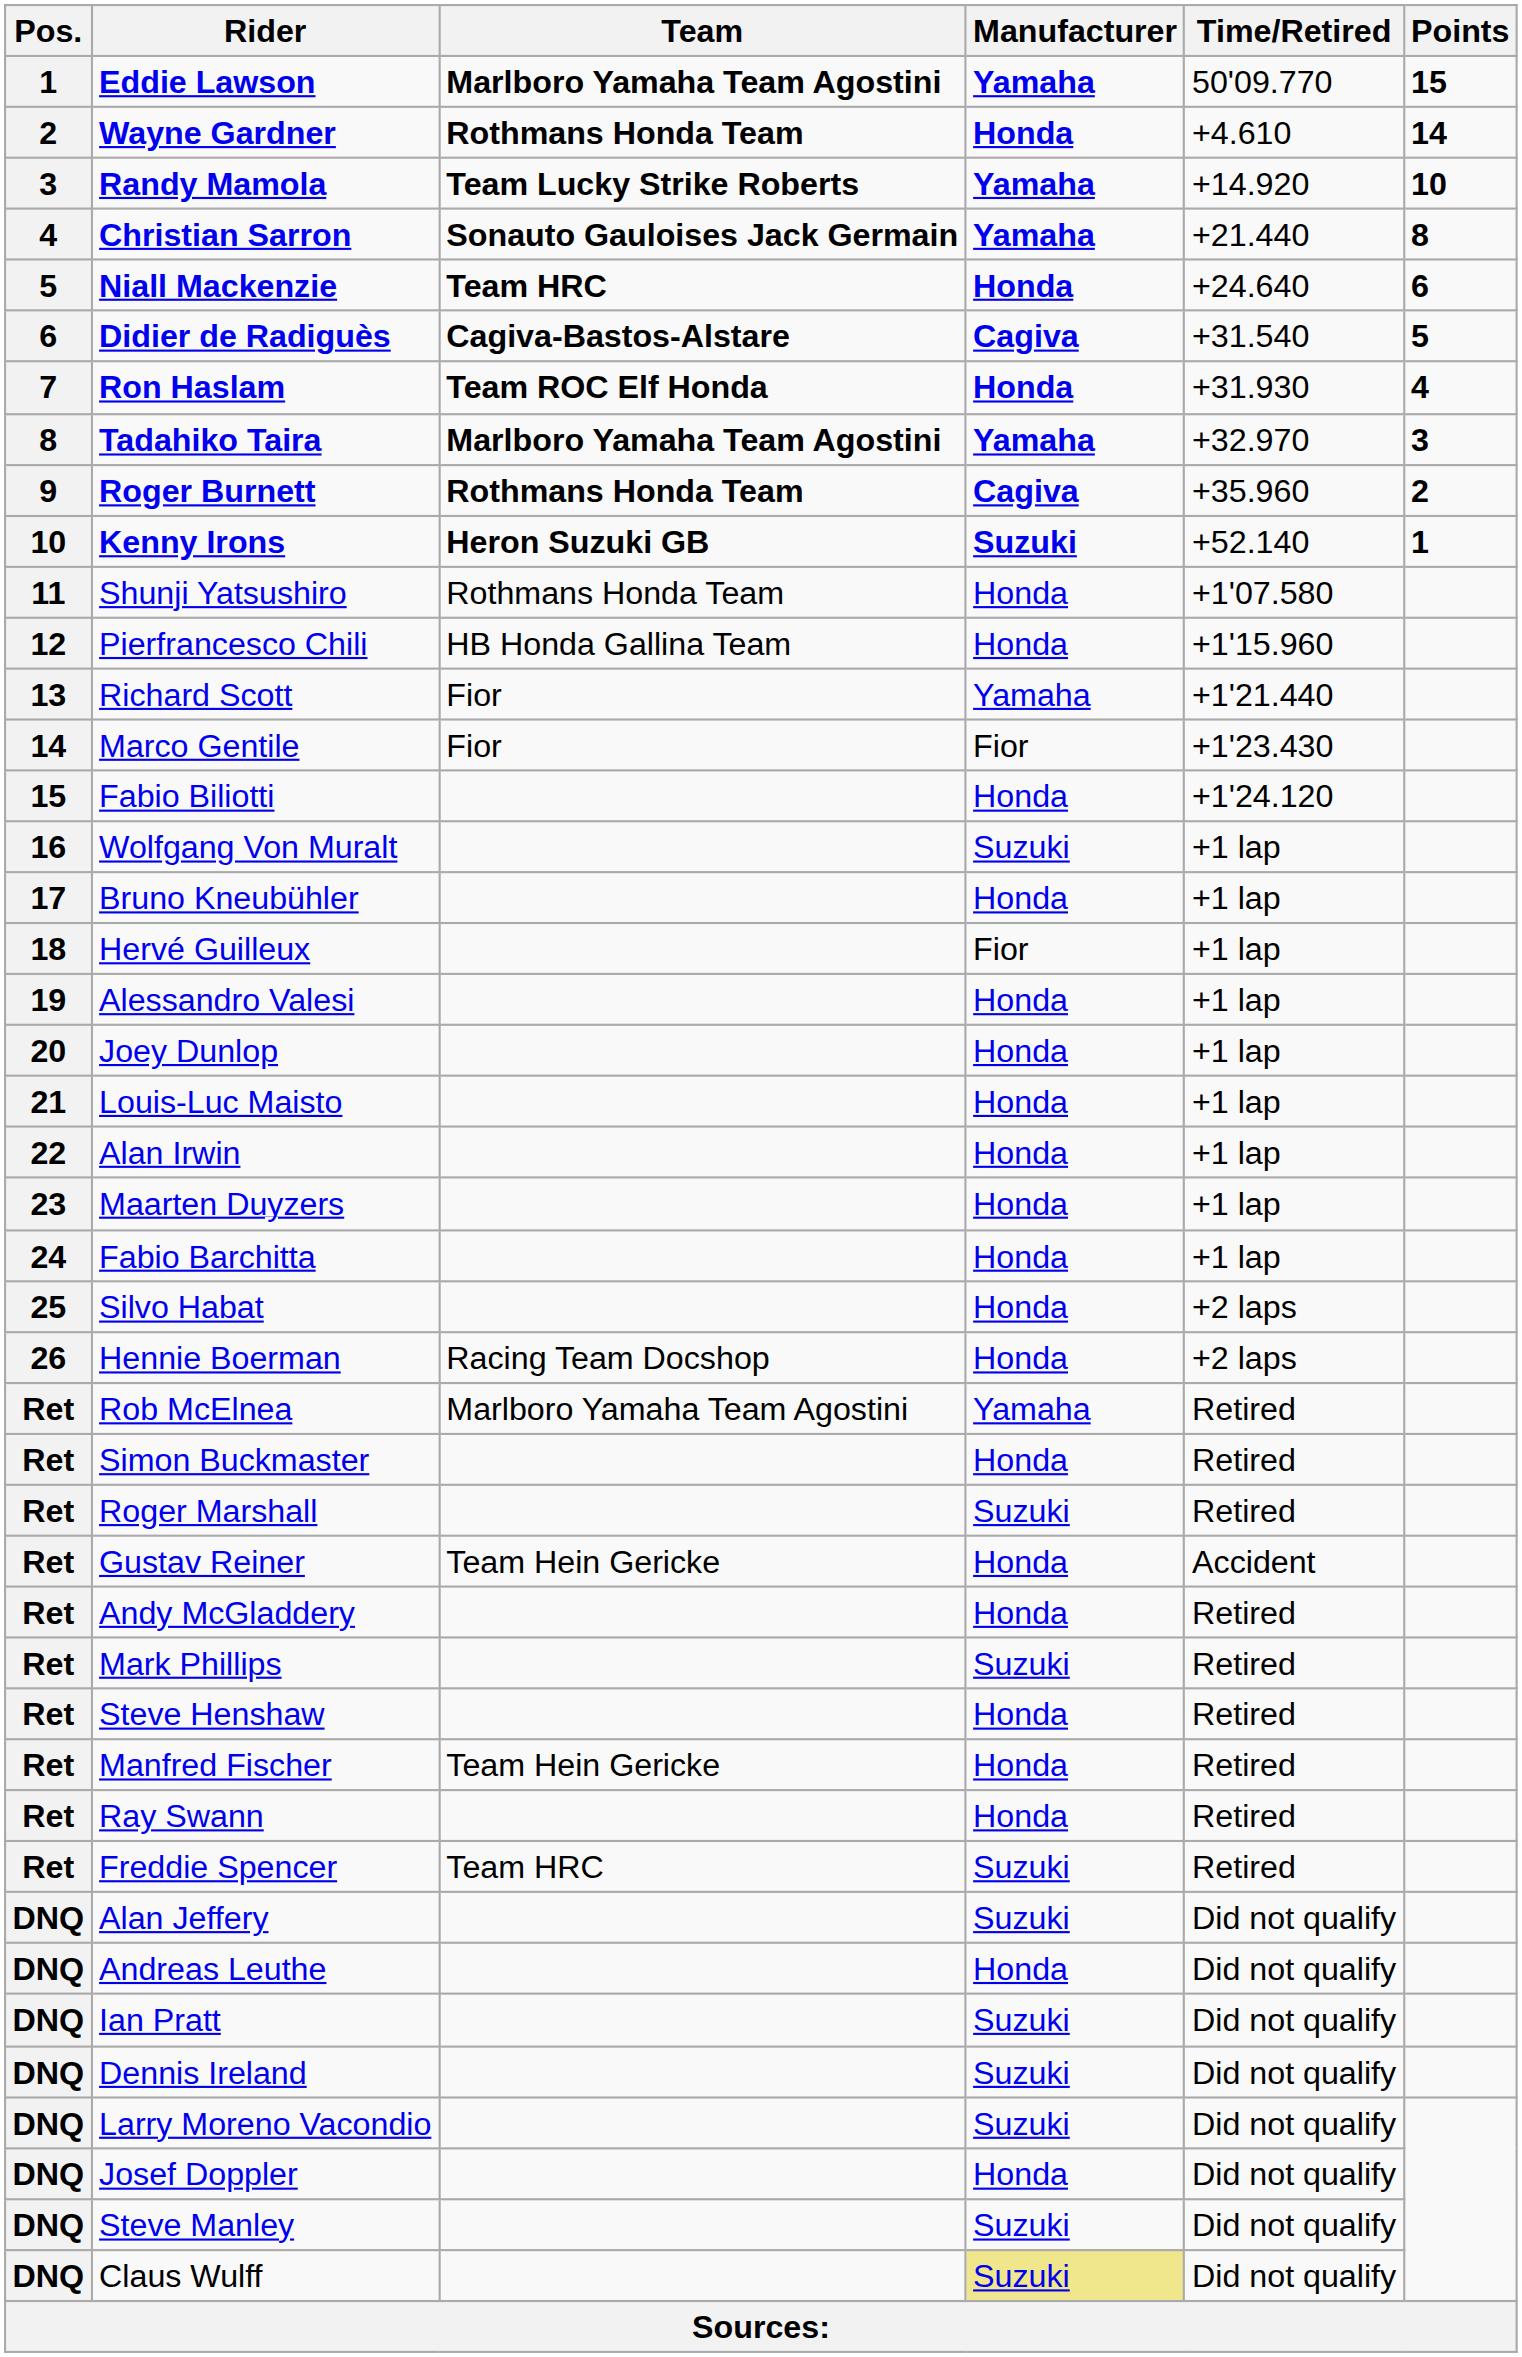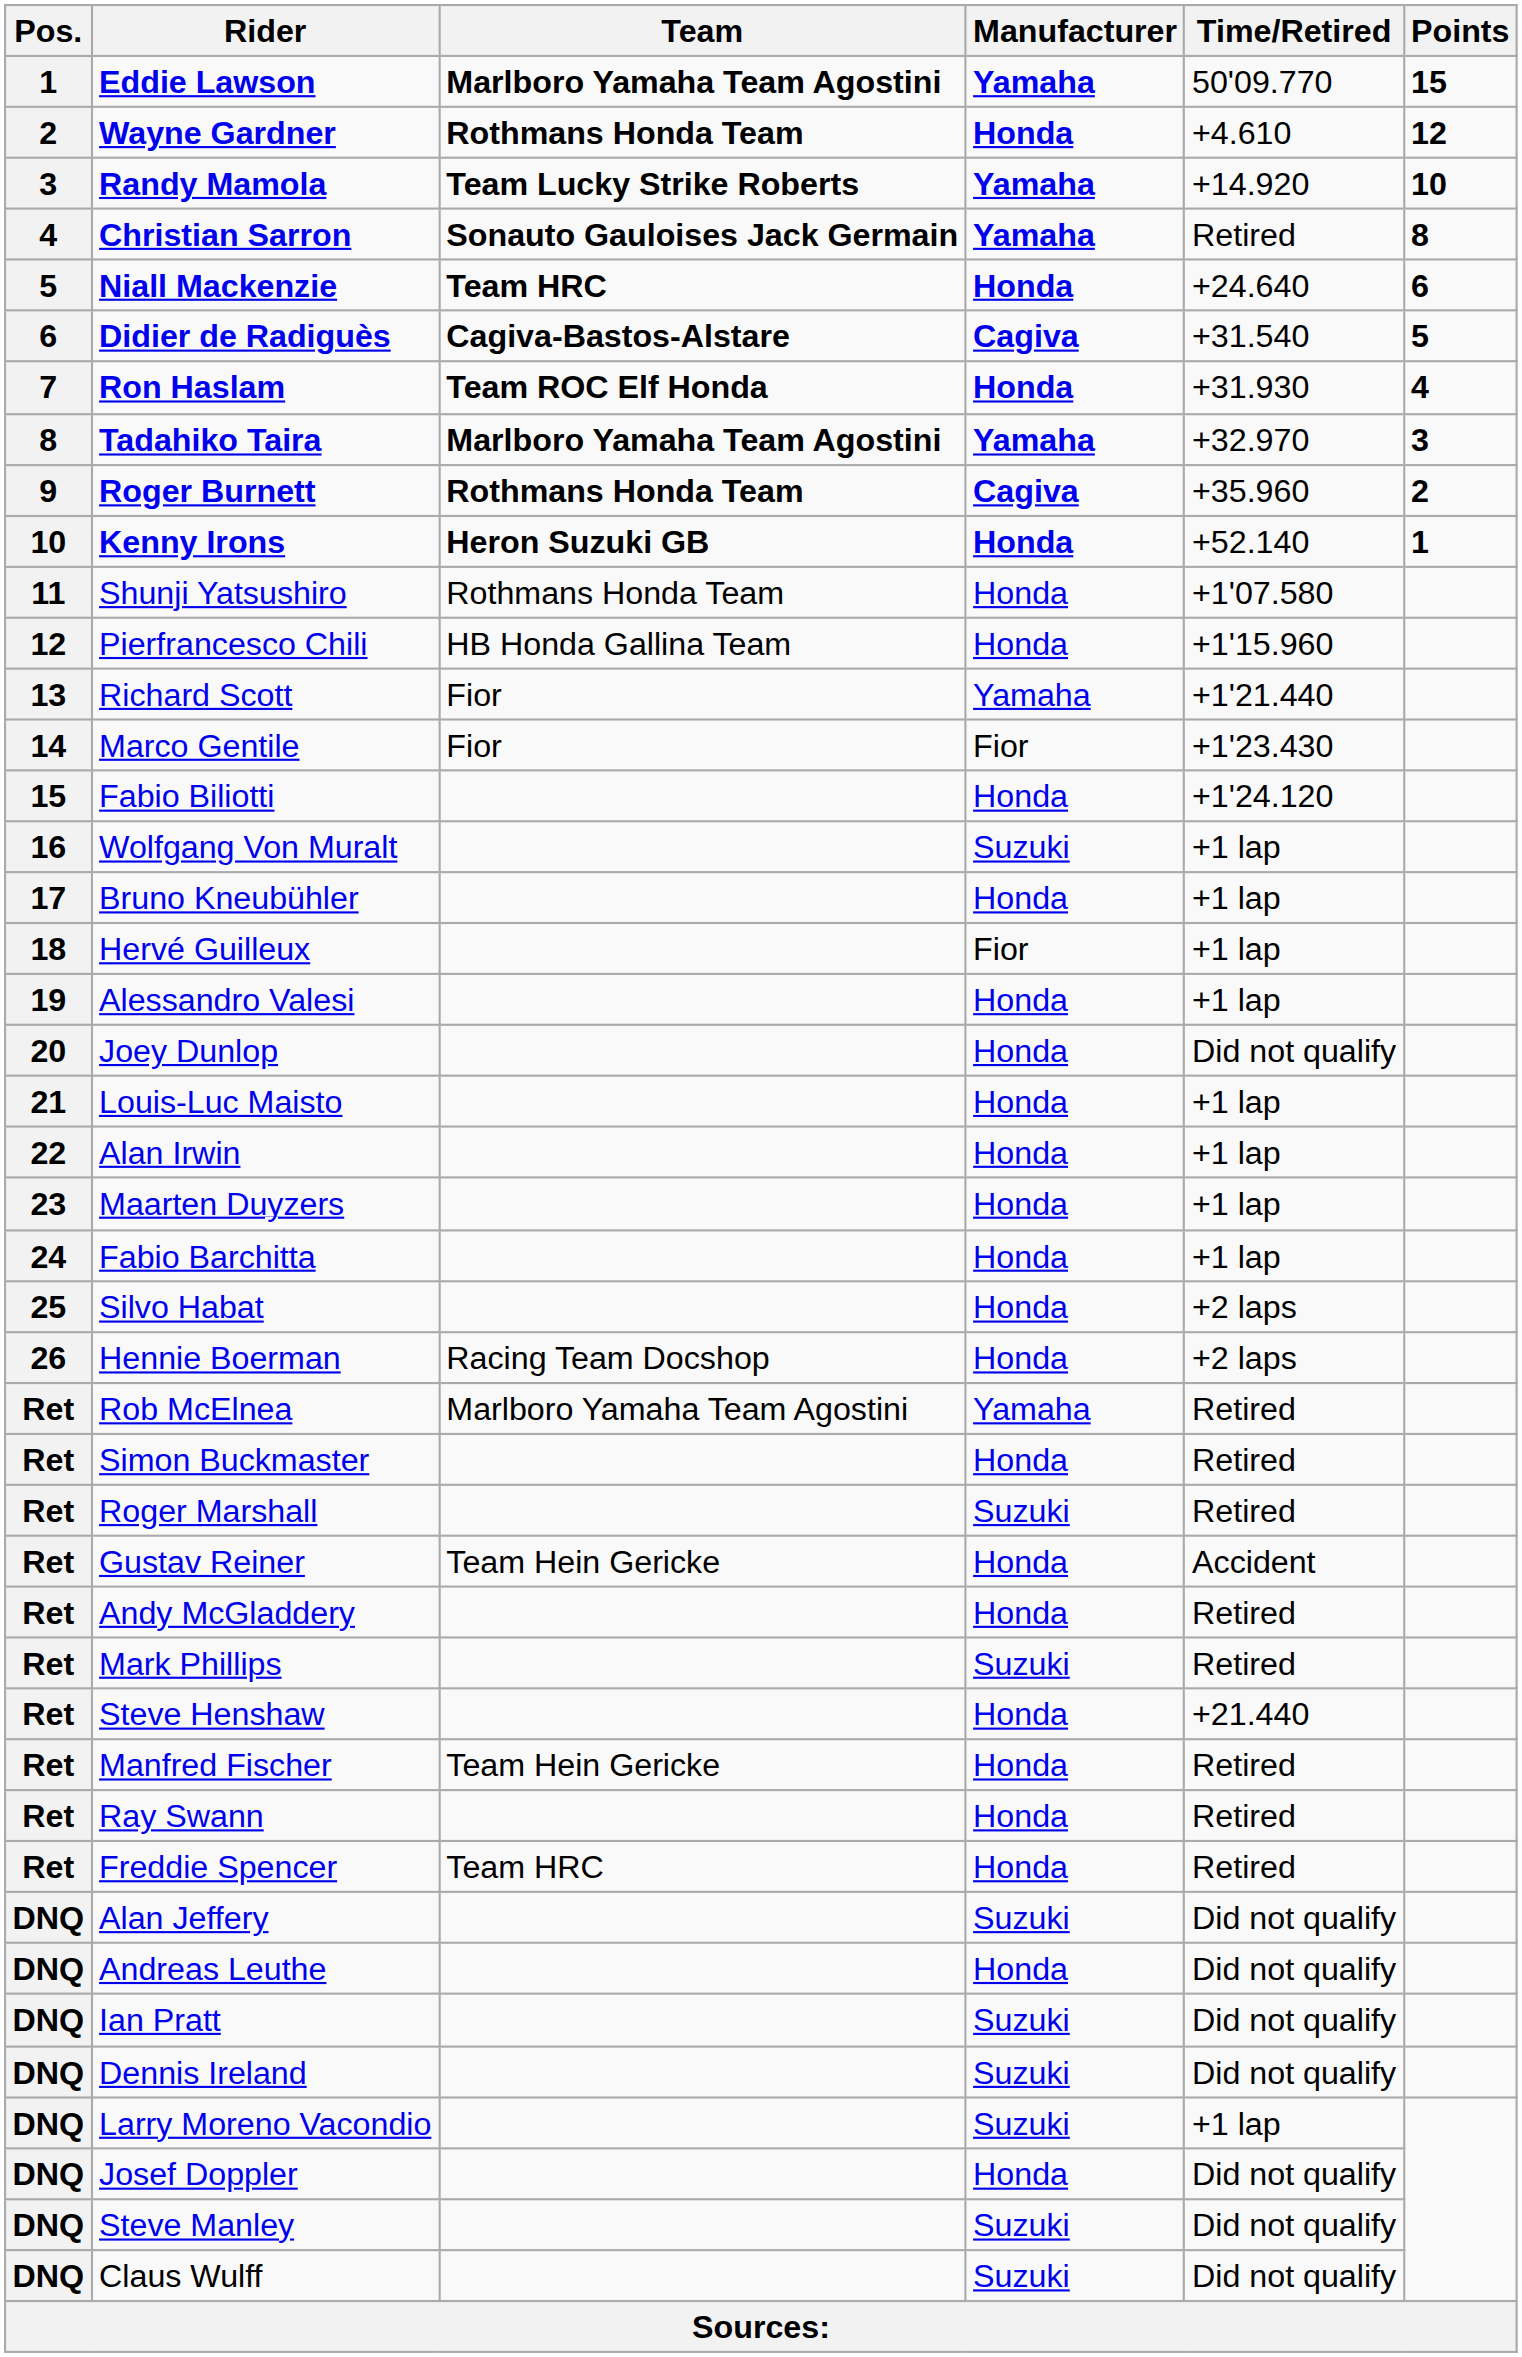(1429, 133) 14 -> (1429, 133) 12
(1251, 235) +21.440 -> (1244, 235) Retired
(1025, 541) Suzuki -> (1023, 541) Honda
(1236, 1051) +1 lap -> (1294, 1051) Did not qualify
(1244, 1714) Retired -> (1251, 1714) +21.440
(1021, 1867) Suzuki -> (1021, 1867) Honda
(1294, 2122) Did not qualify -> (1236, 2122) +1 lap
(1021, 2275) khaki background -> (1021, 2275) no background
